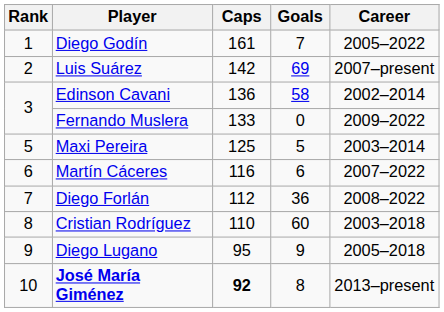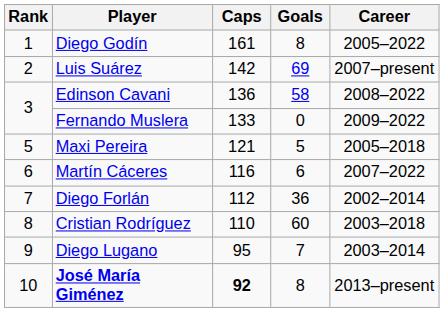(300, 43) 7 -> (300, 43) 8
(384, 95) 2002–2014 -> (384, 95) 2008–2022
(242, 146) 125 -> (242, 146) 121
(384, 146) 2003–2014 -> (384, 146) 2005–2018
(384, 198) 2008–2022 -> (384, 198) 2002–2014
(300, 250) 9 -> (300, 250) 7
(384, 250) 2005–2018 -> (384, 250) 2003–2014
